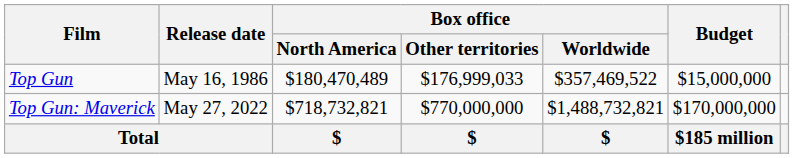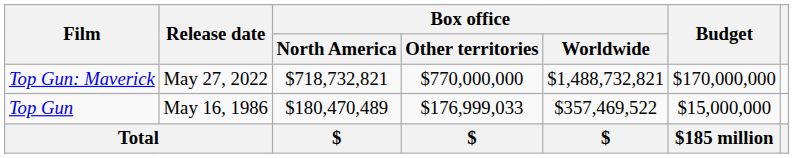rows swapped: (41, 78) <-> (82, 108)
